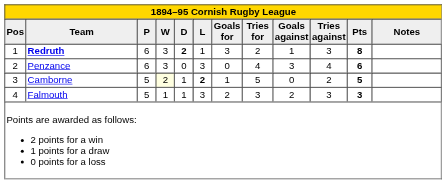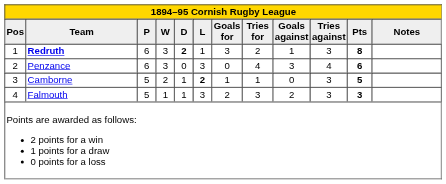(165, 80) lightyellow background -> (165, 80) no background
(258, 80) 5 -> (258, 80) 1
(329, 80) 2 -> (329, 80) 3
